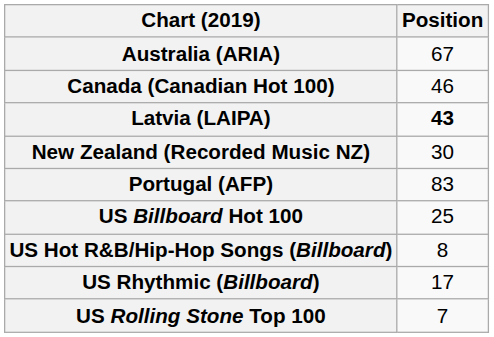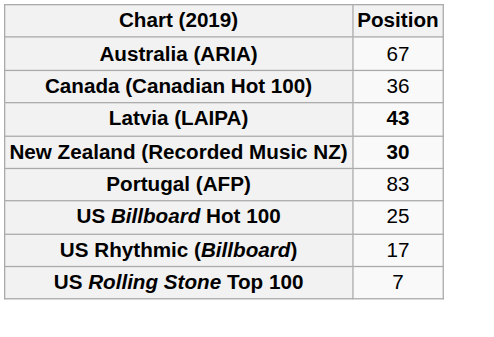(443, 86) 46 -> (398, 86) 36
(443, 151) normal -> (398, 151) bold
- row: (201, 250)
